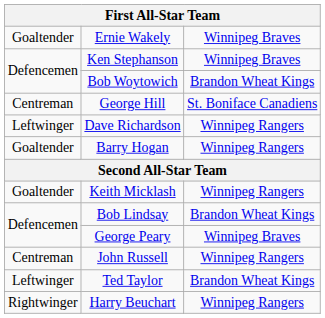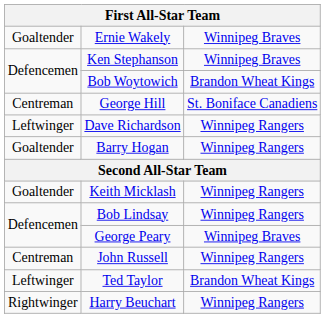(252, 214) Brandon Wheat Kings -> (252, 214) Winnipeg Rangers
